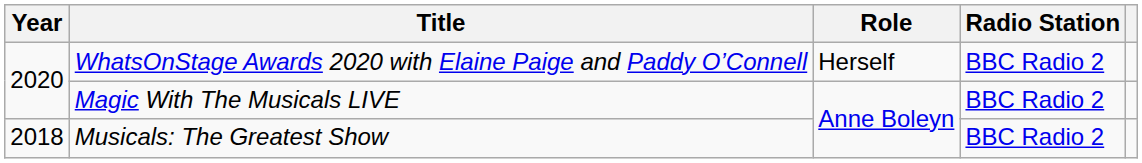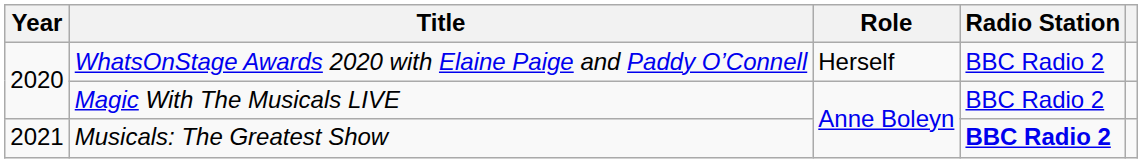(37, 137) 2018 -> (37, 137) 2021
(1035, 137) normal -> (1038, 137) bold
